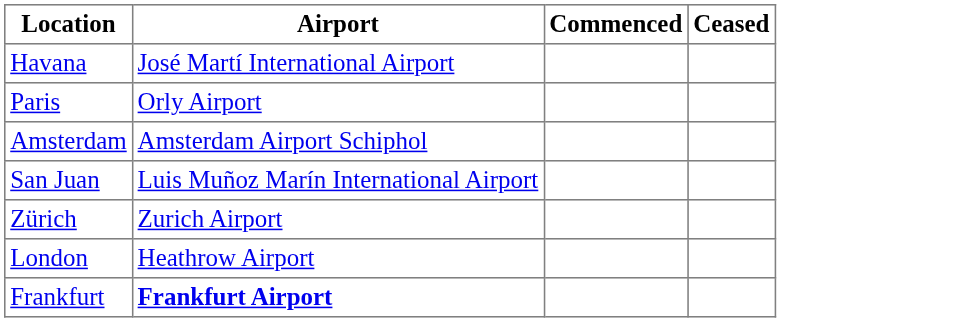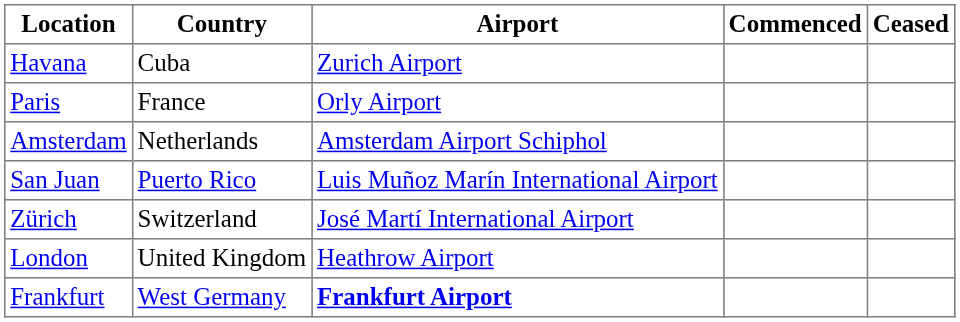+ column: (222, 23)
(296, 62) José Martí International Airport -> (389, 62) Zurich Airport
(210, 218) Zurich Airport -> (475, 218) José Martí International Airport
